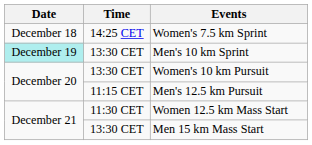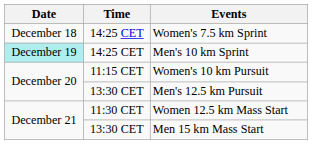(117, 52) 13:30 CET -> (117, 52) 14:25 CET
(117, 71) 13:30 CET -> (117, 71) 11:15 CET
(117, 91) 11:15 CET -> (117, 91) 13:30 CET
